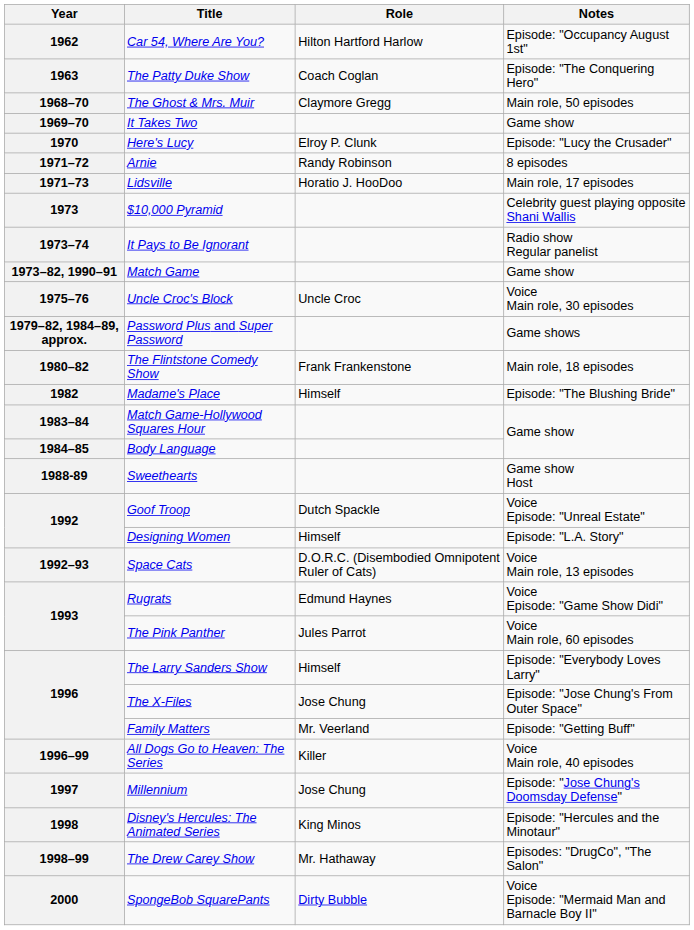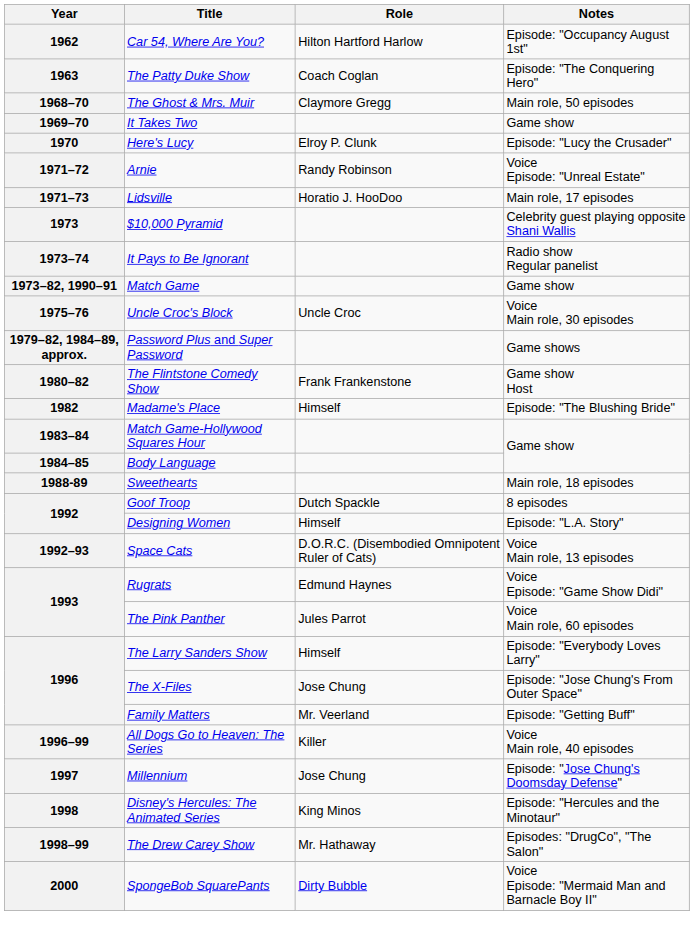(537, 163) 8 episodes -> (576, 170) Voice Episode: "Unreal Estate"
(570, 367) Main role, 18 episodes -> (540, 381) Game show Host
(540, 476) Game show Host -> (570, 483) Main role, 18 episodes
(576, 510) Voice Episode: "Unreal Estate" -> (537, 503) 8 episodes
